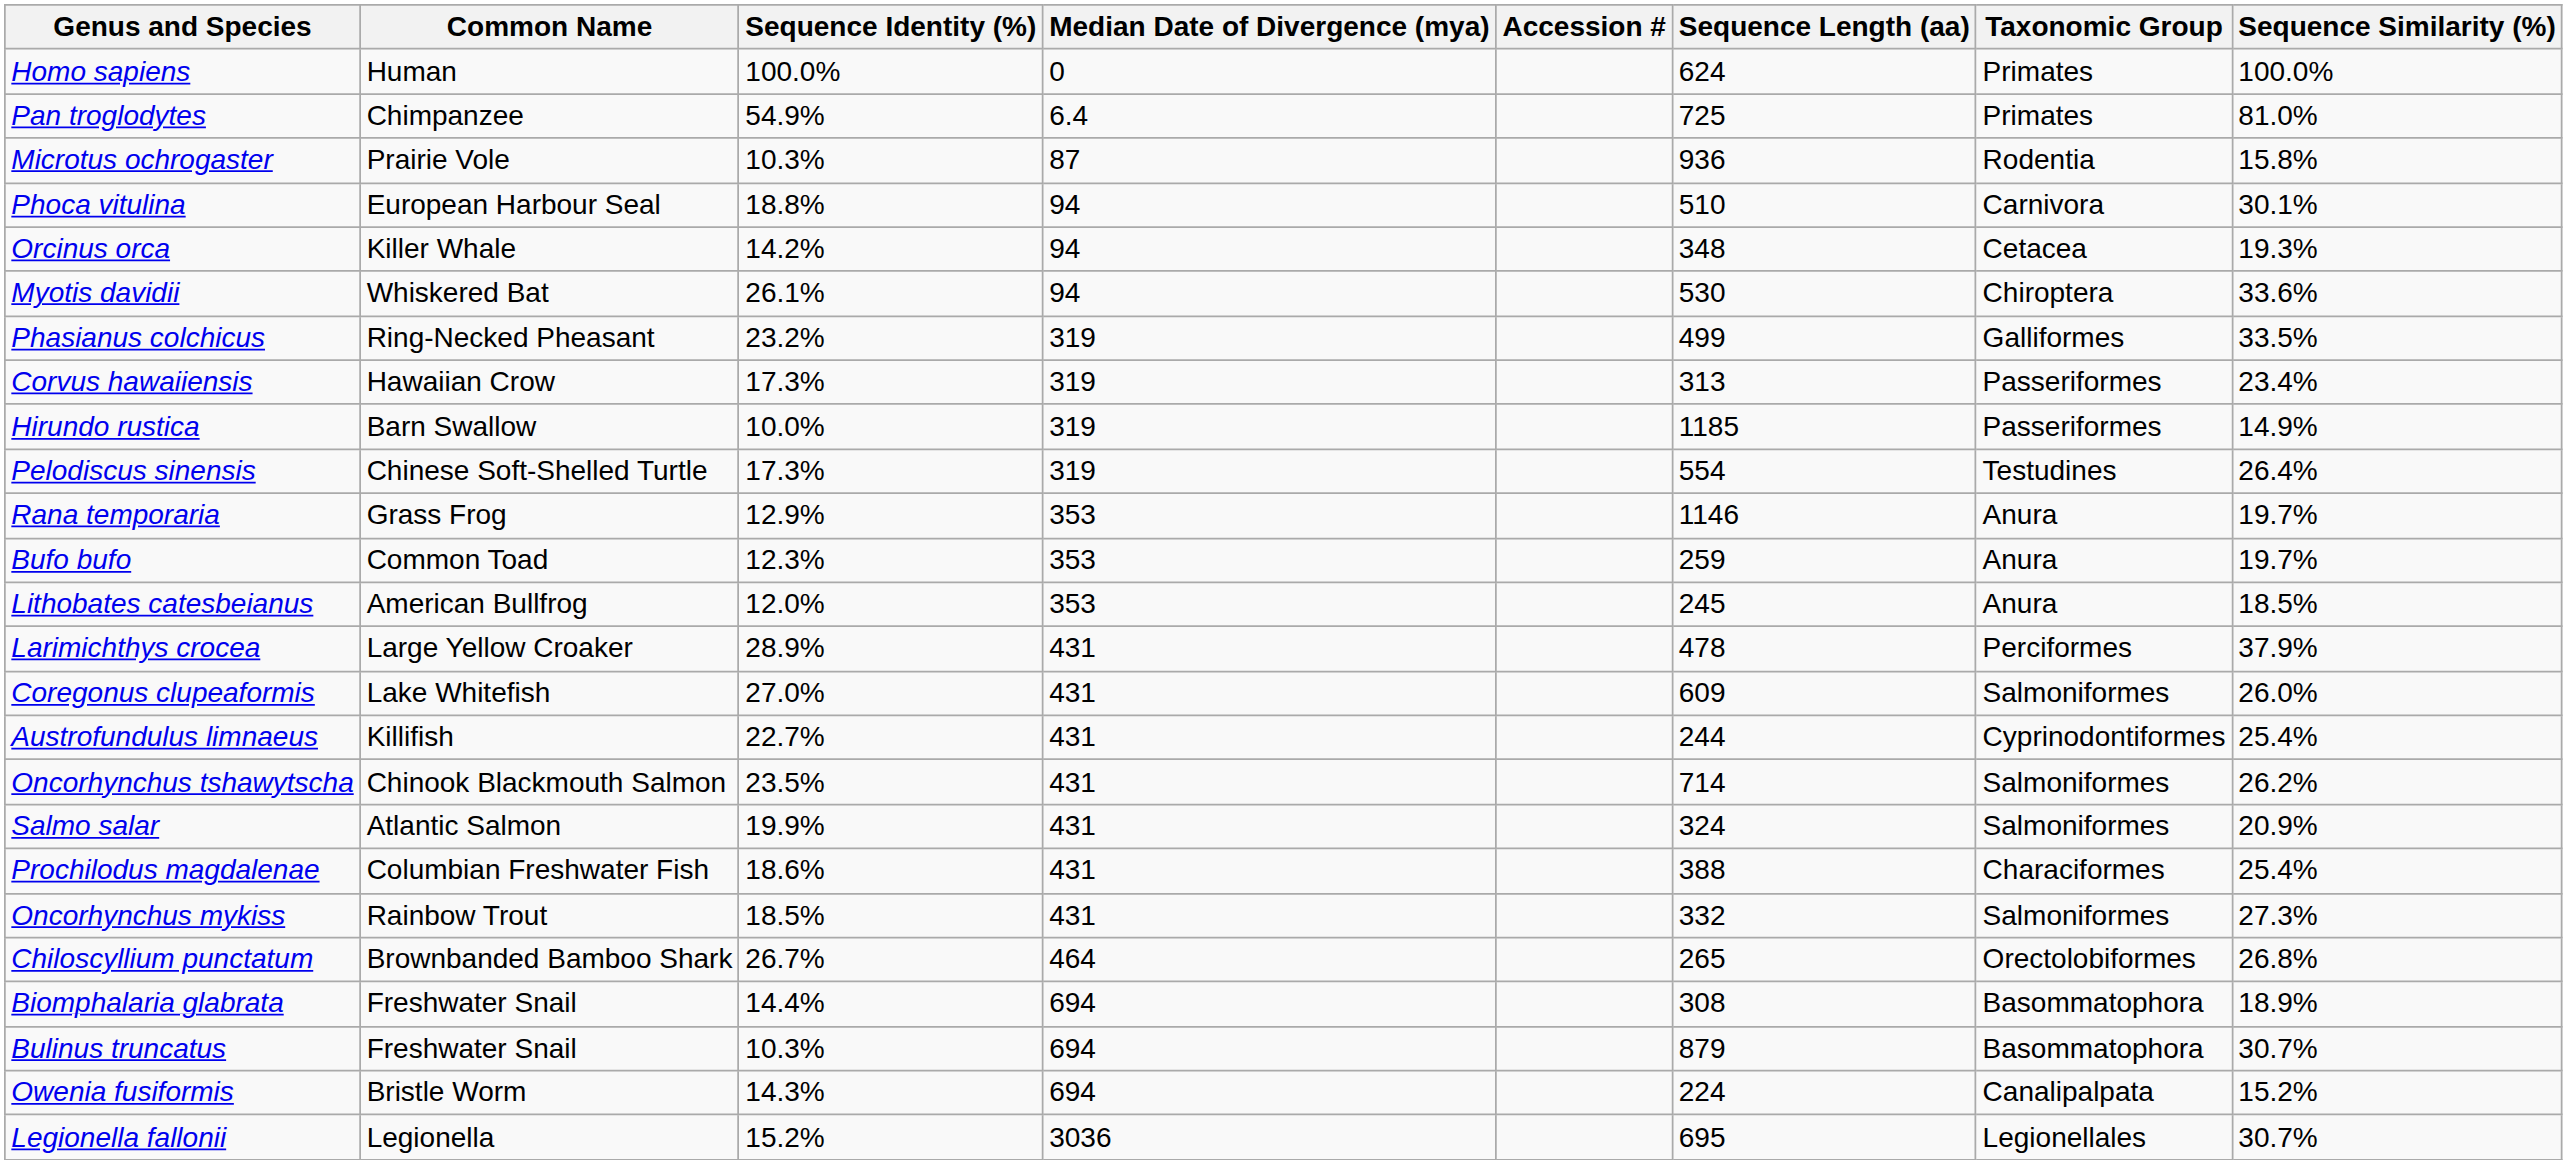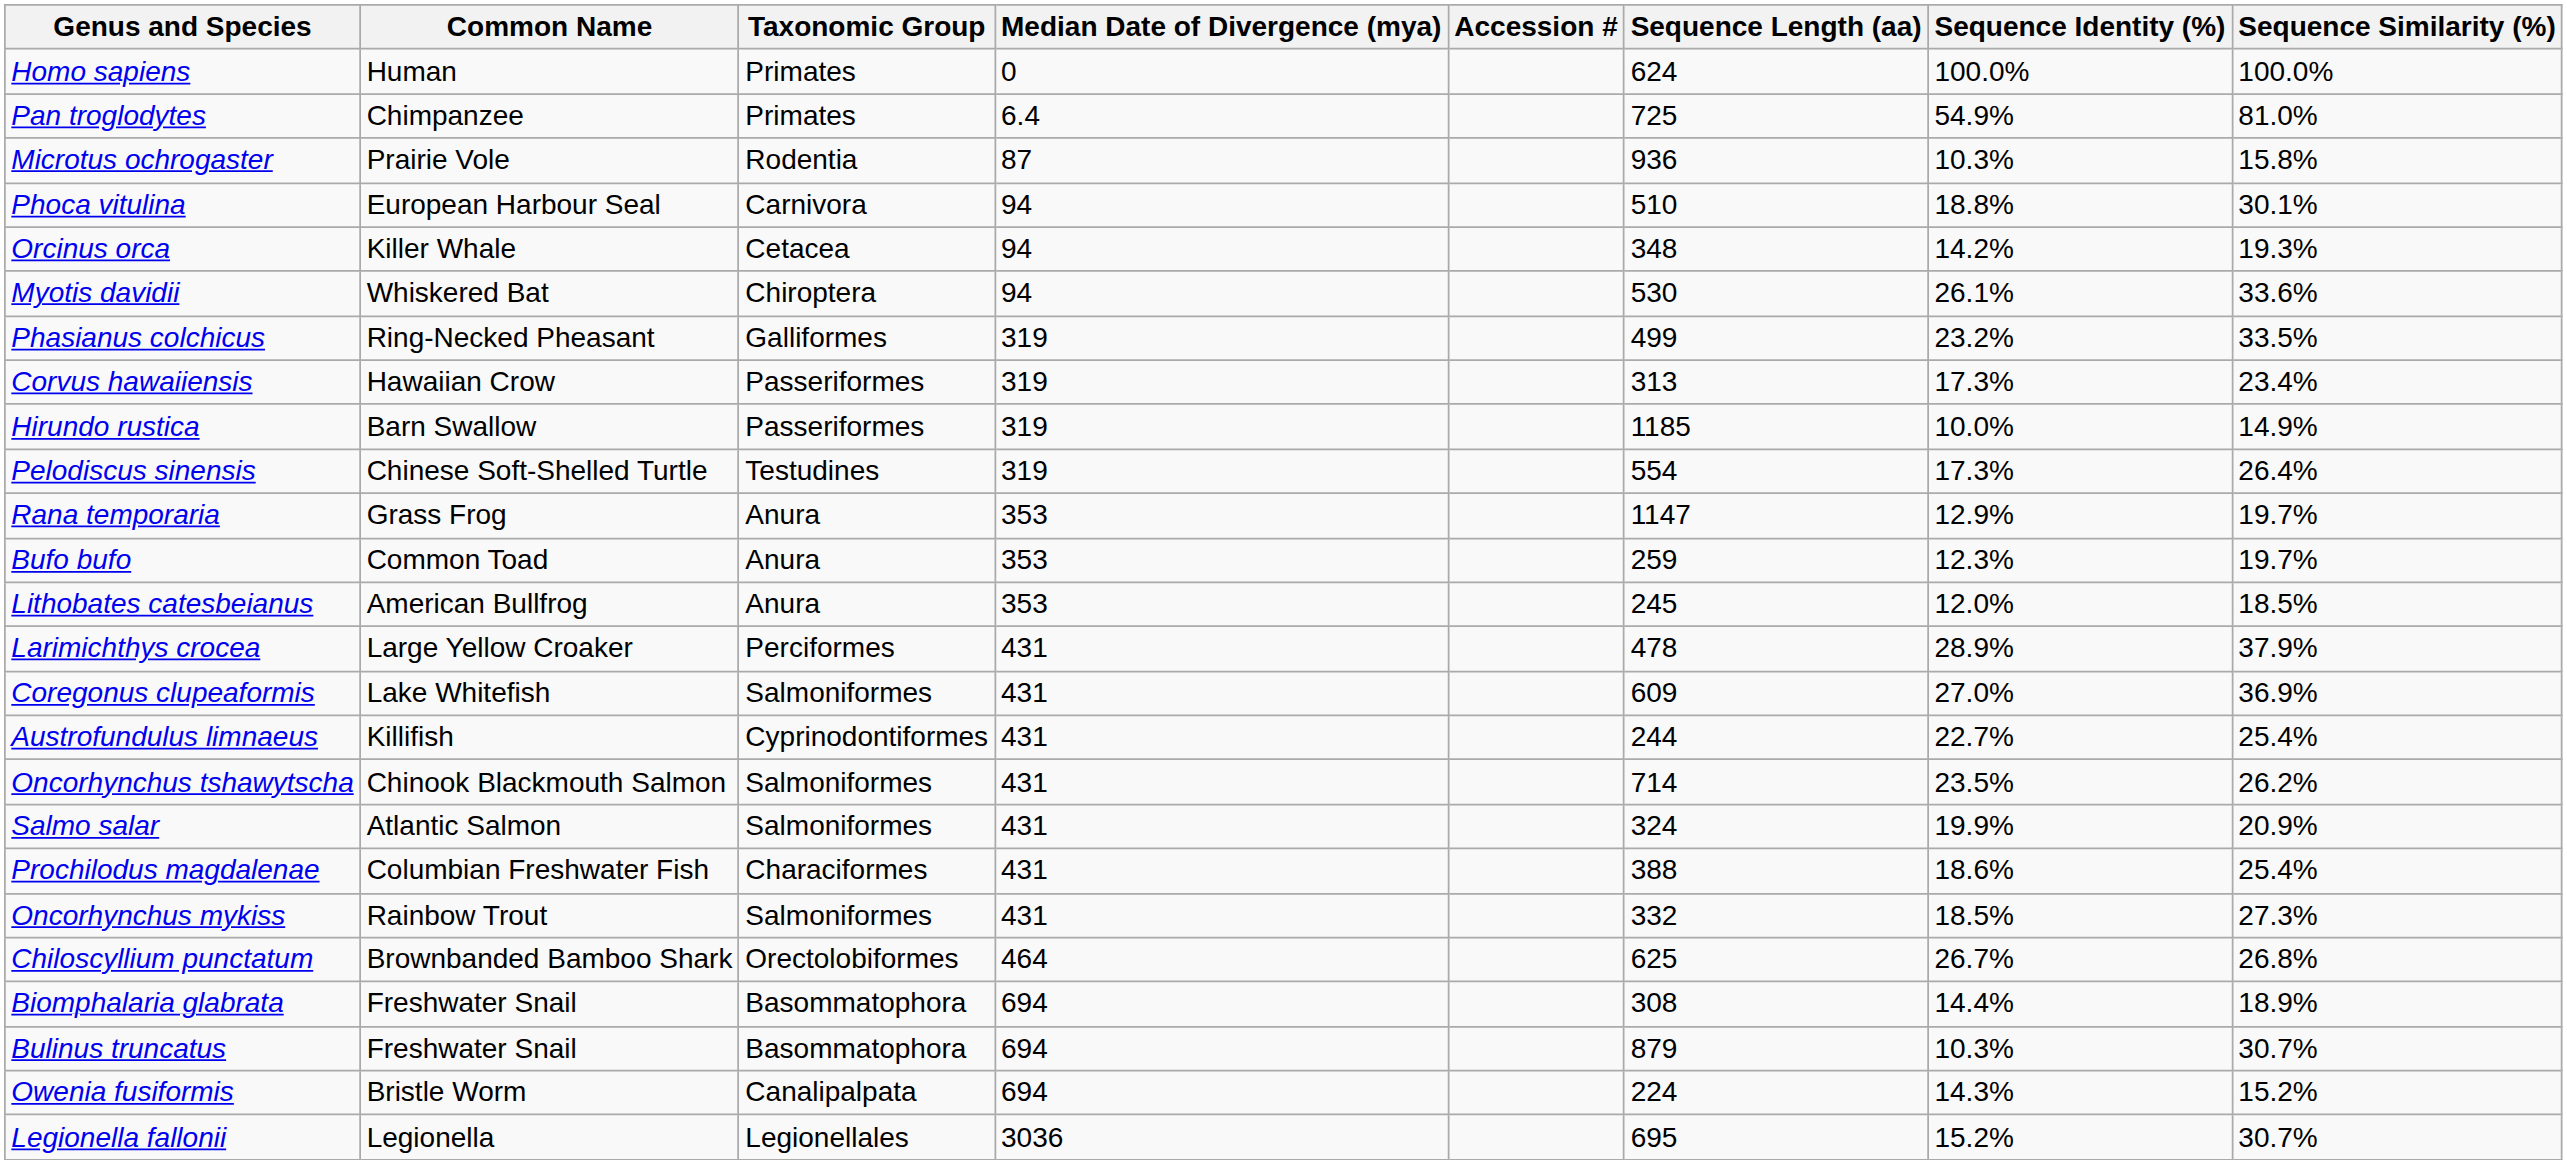columns swapped: (2104, 26) <-> (891, 26)
(1709, 515) 1146 -> (1661, 515) 1147
(2278, 692) 26.0% -> (2278, 692) 36.9%
(1702, 959) 265 -> (1654, 959) 625
